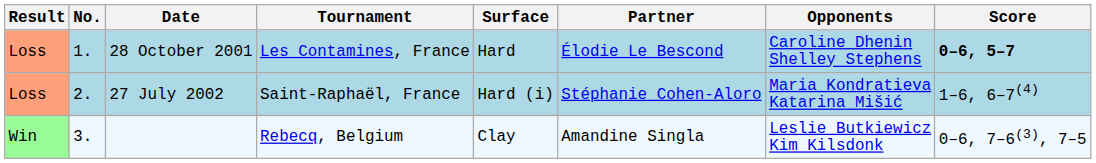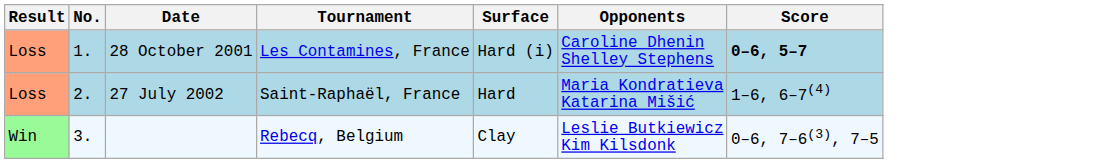- column: (661, 17)
(497, 51) Hard -> (516, 51) Hard (i)
(516, 94) Hard (i) -> (497, 94) Hard
